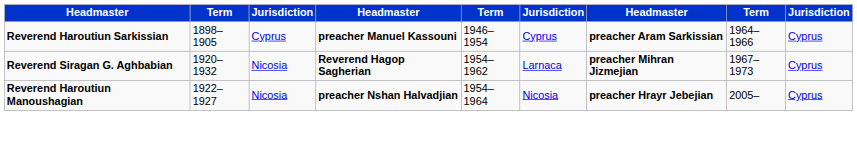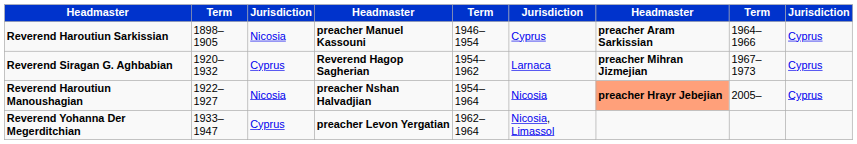(269, 36) Cyprus -> (268, 36) Nicosia
(269, 65) Nicosia -> (267, 65) Cyprus
(651, 95) no background -> (660, 95) lightsalmon background
+ row: (66, 124)
